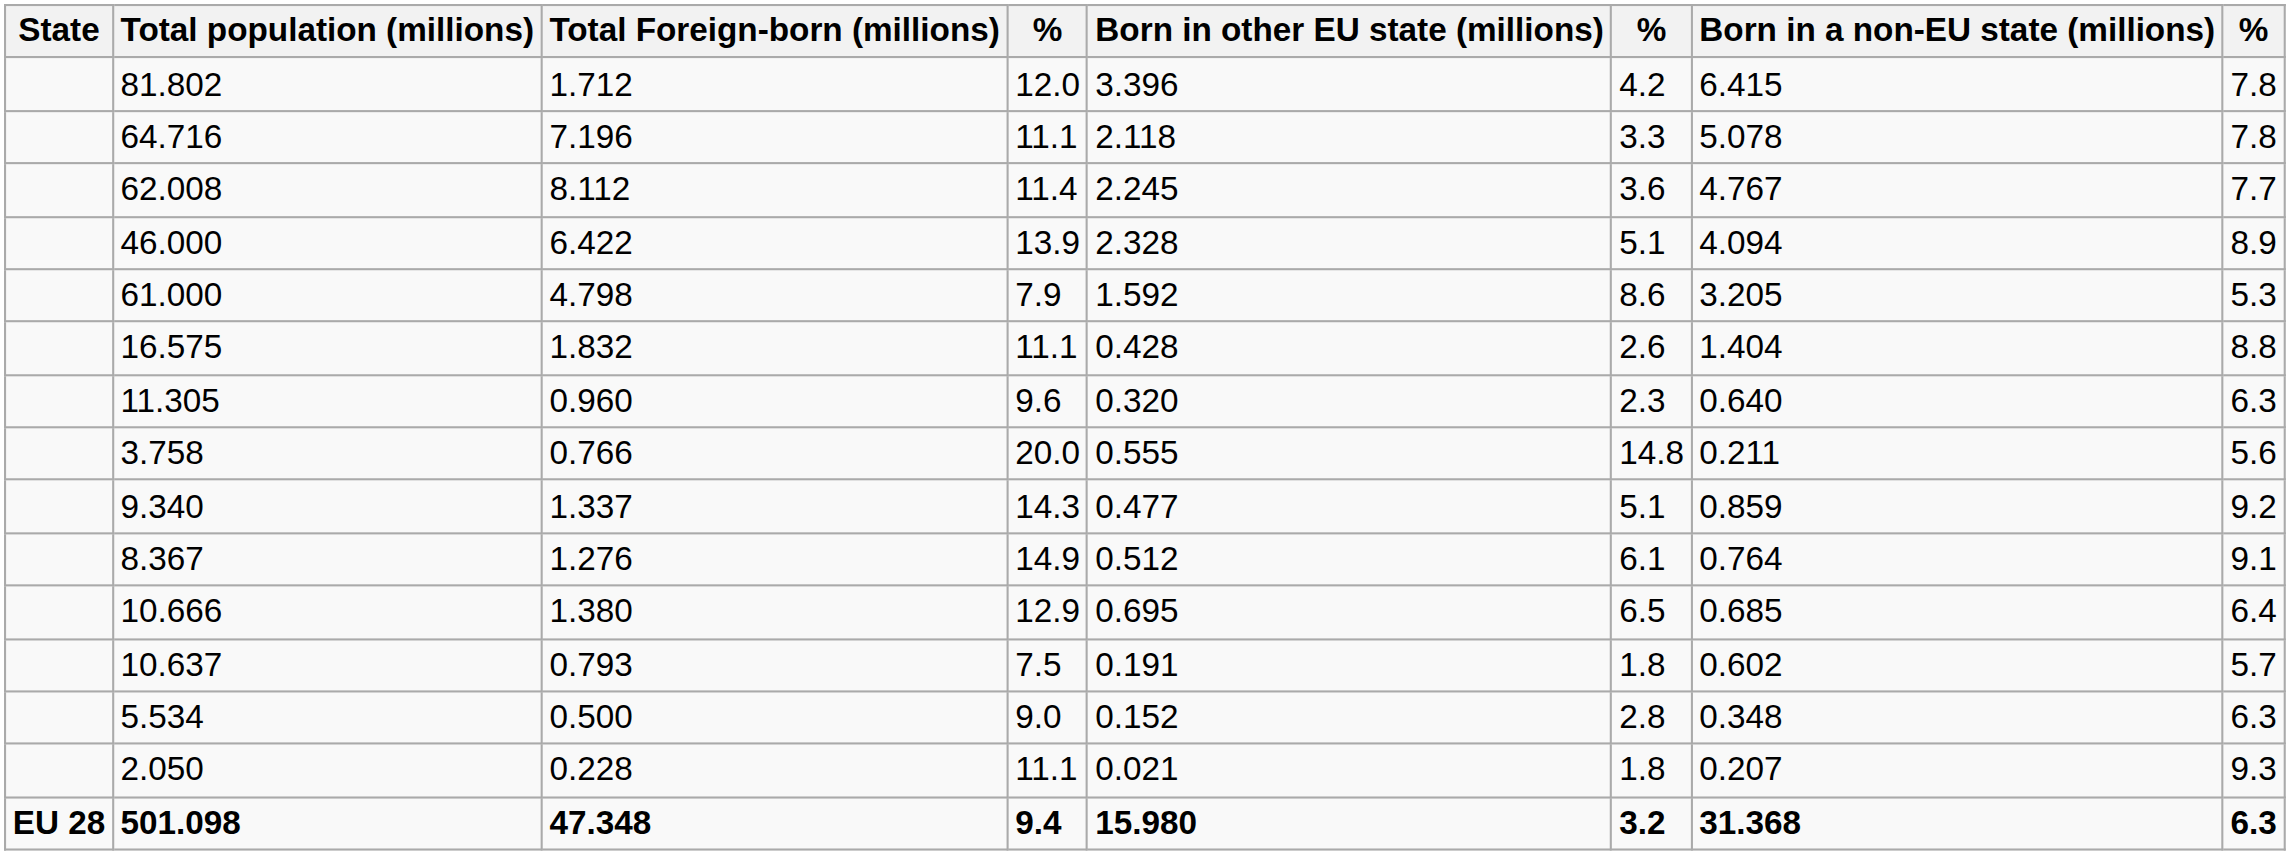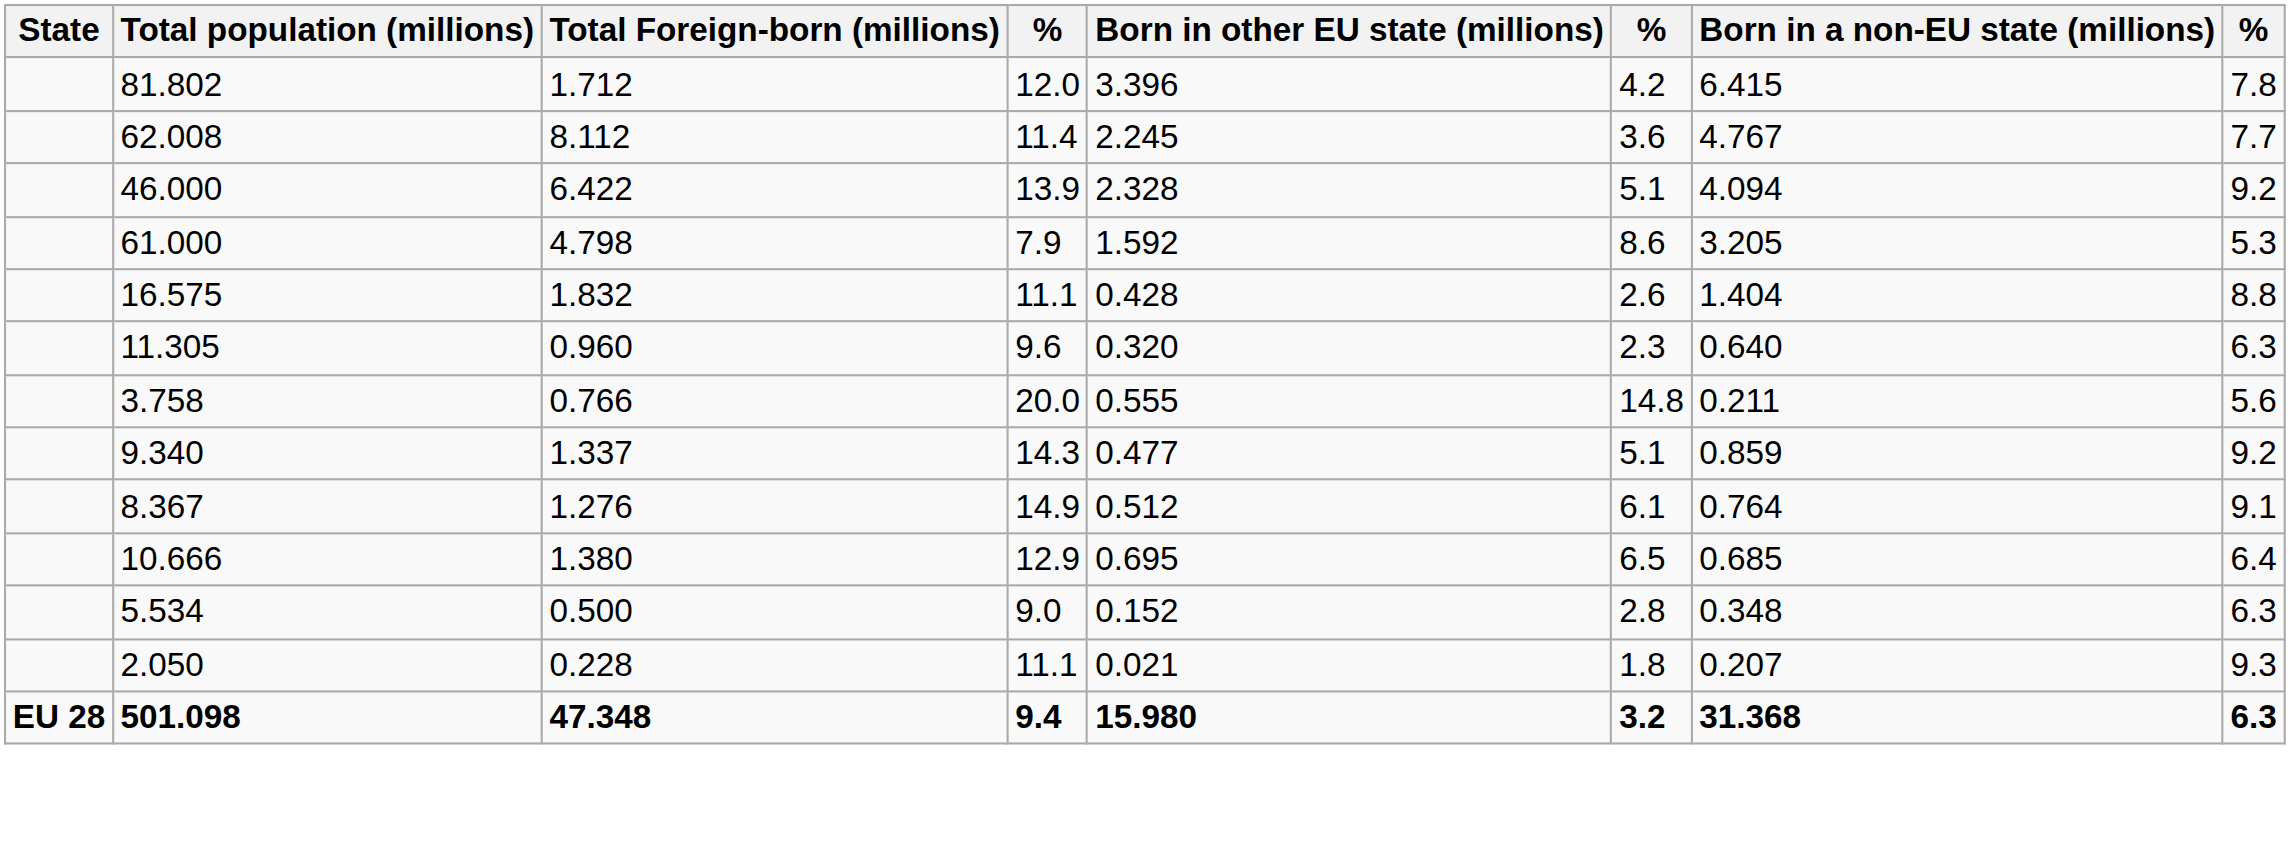- row: (171, 136)
(2254, 242) 8.9 -> (2254, 189) 9.2
- row: (171, 664)
